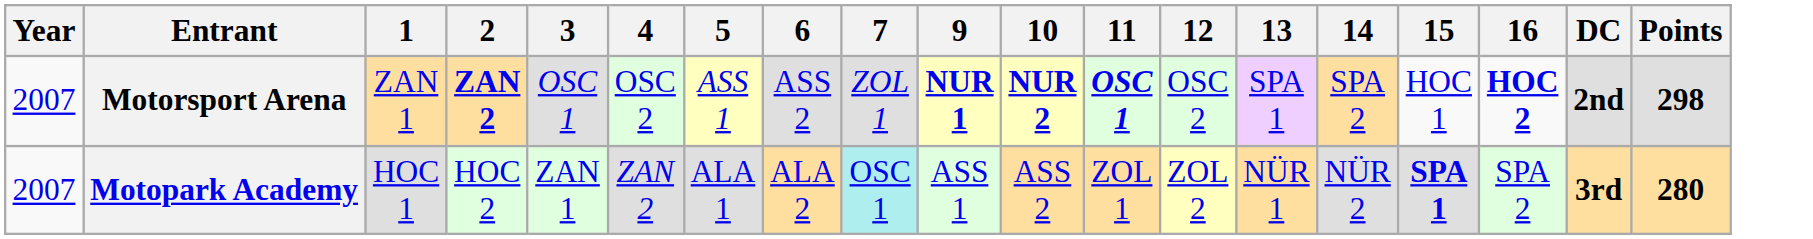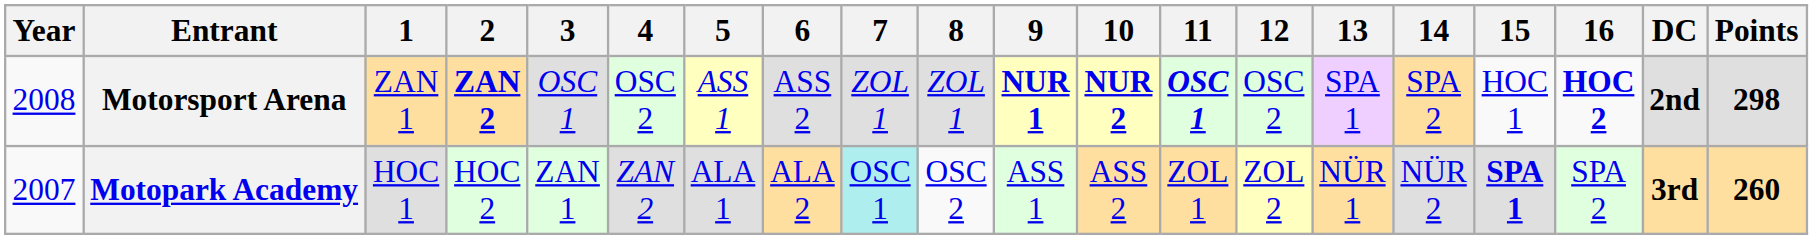+ column: (956, 30)
(44, 100) 2007 -> (44, 100) 2008
(1681, 189) 280 -> (1757, 189) 260
